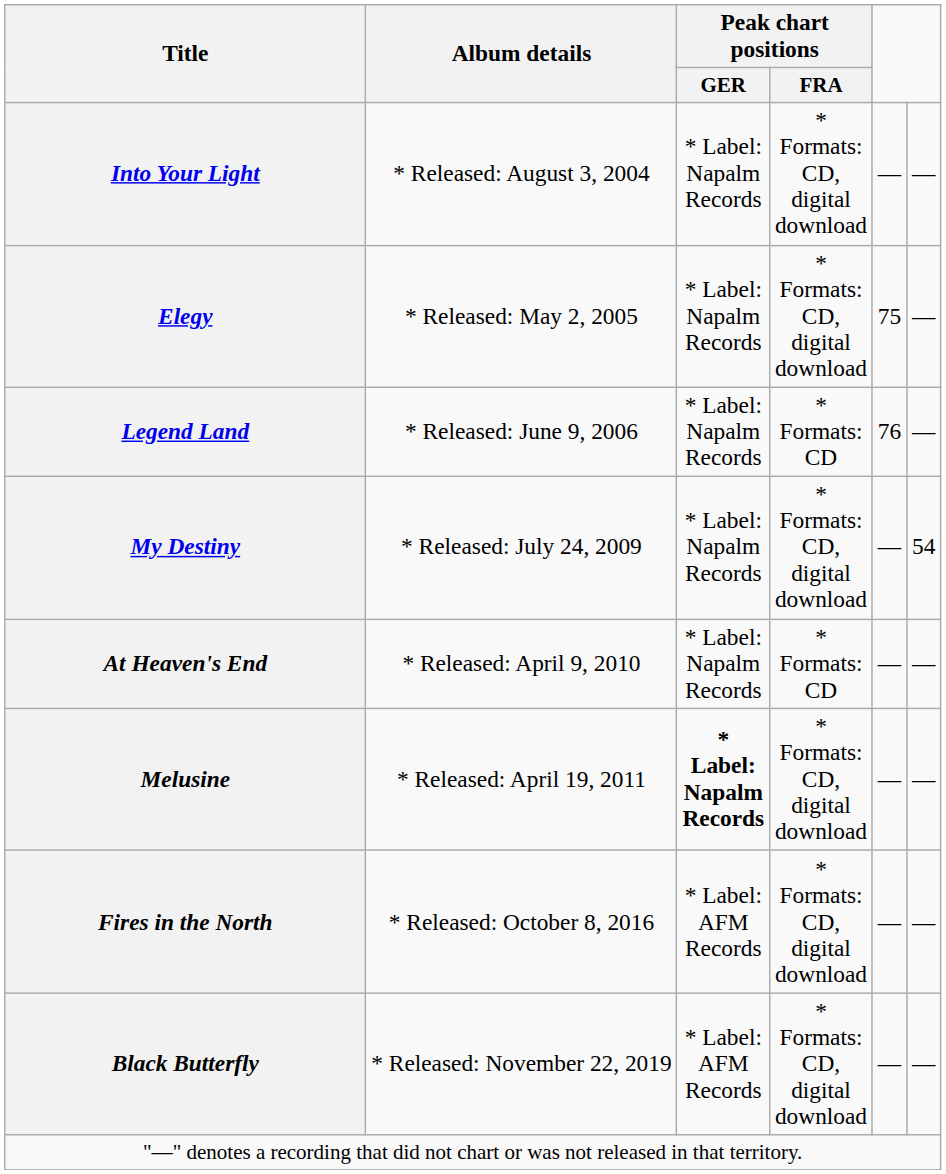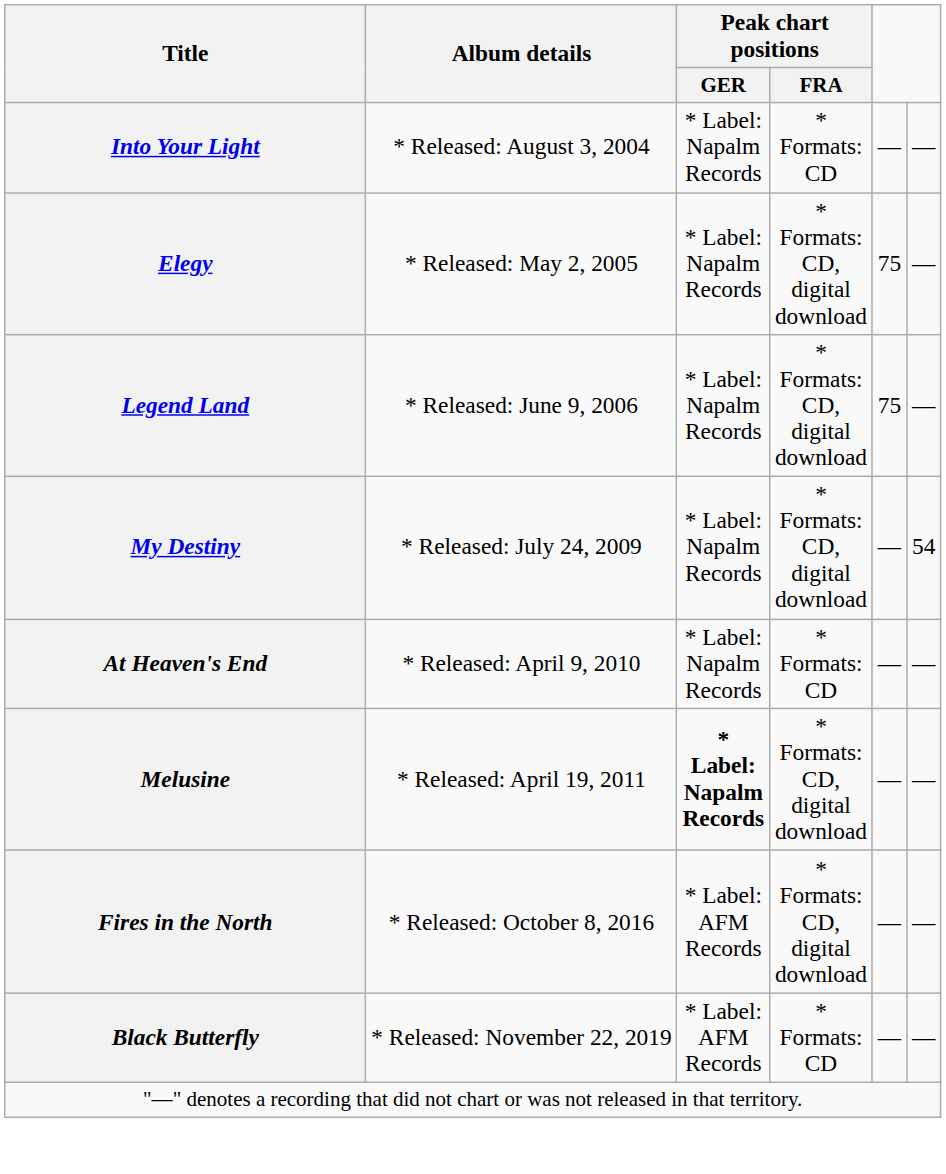(821, 173) * Formats: CD, digital download -> (821, 147) * Formats: CD
(821, 431) * Formats: CD -> (821, 405) * Formats: CD, digital download
(890, 431) 76 -> (890, 405) 75
(821, 1063) * Formats: CD, digital download -> (821, 1037) * Formats: CD
